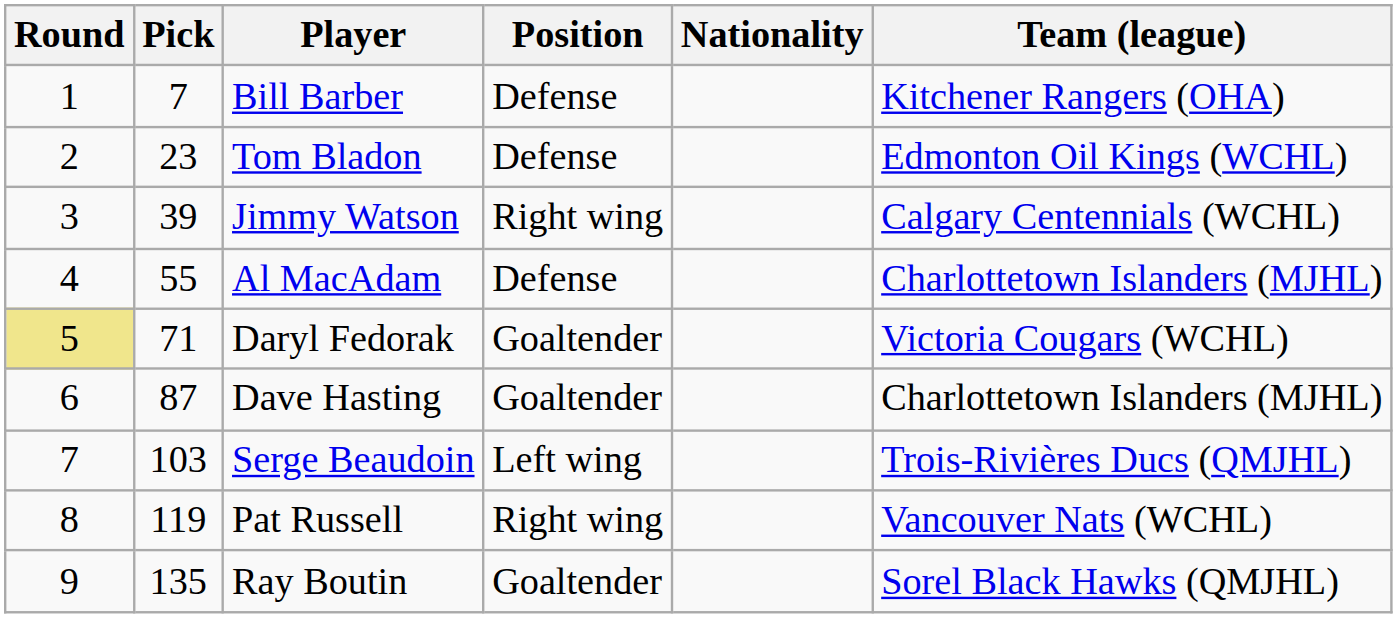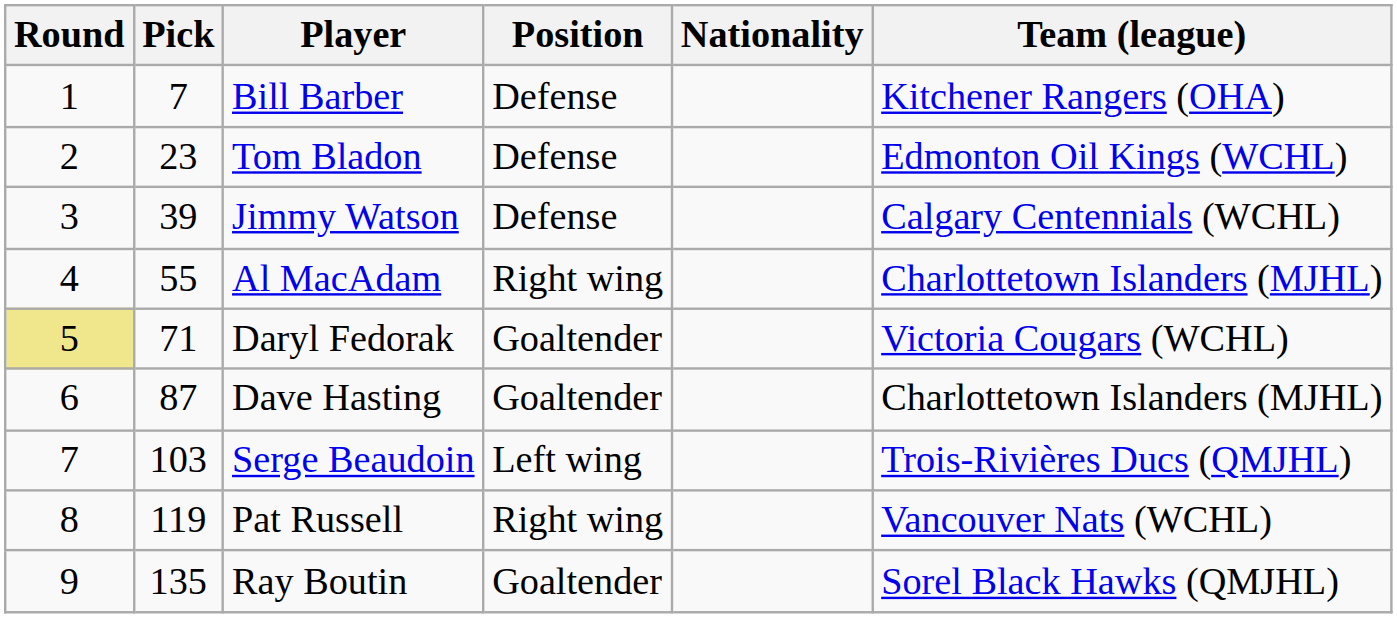(578, 216) Right wing -> (555, 216) Defense
(555, 277) Defense -> (578, 277) Right wing
